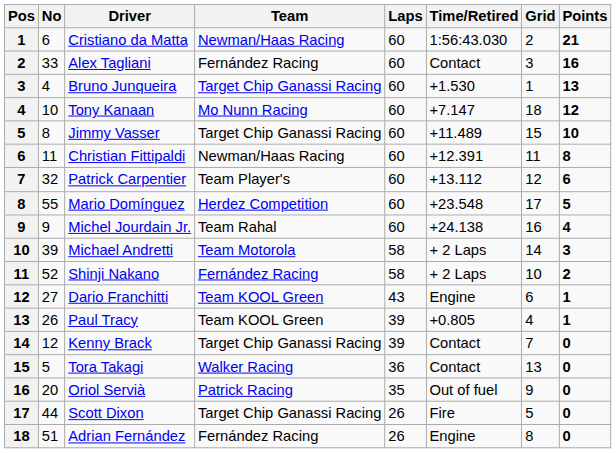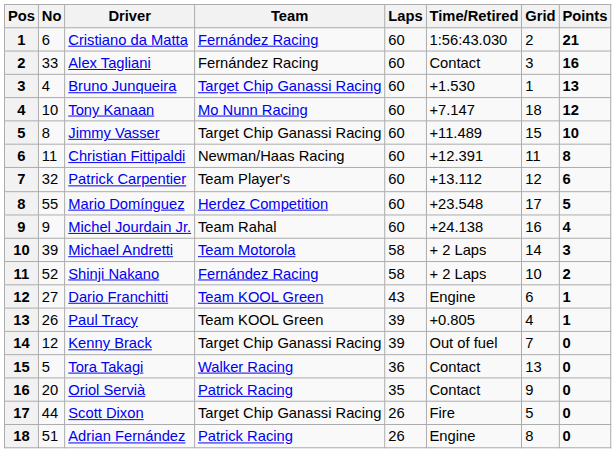(271, 40) Newman/Haas Racing -> (258, 40) Fernández Racing
(455, 343) Contact -> (463, 343) Out of fuel
(463, 390) Out of fuel -> (455, 390) Contact
(258, 436) Fernández Racing -> (245, 436) Patrick Racing
